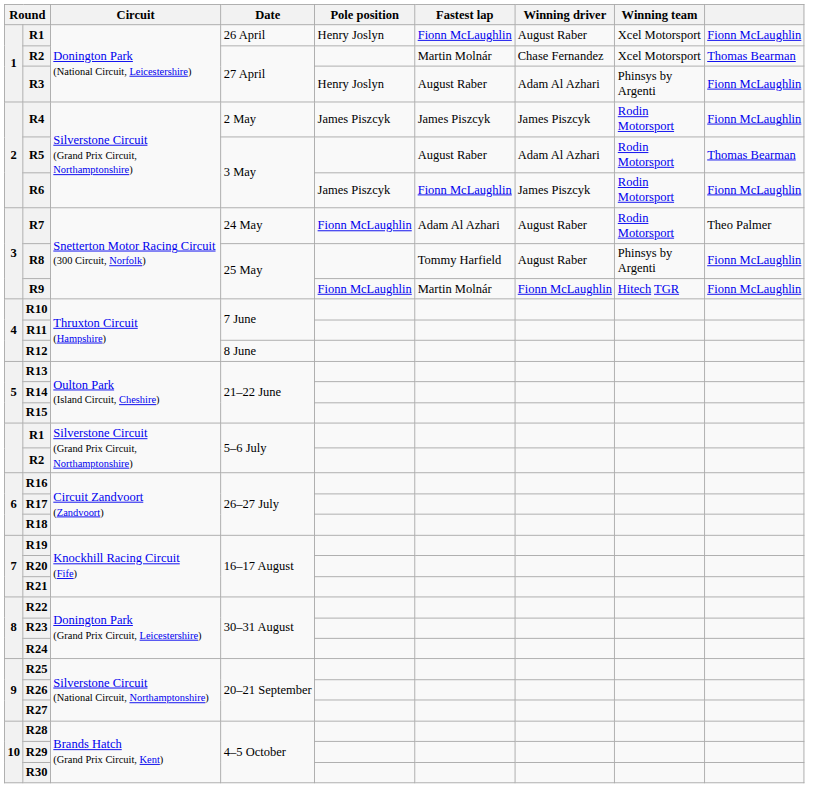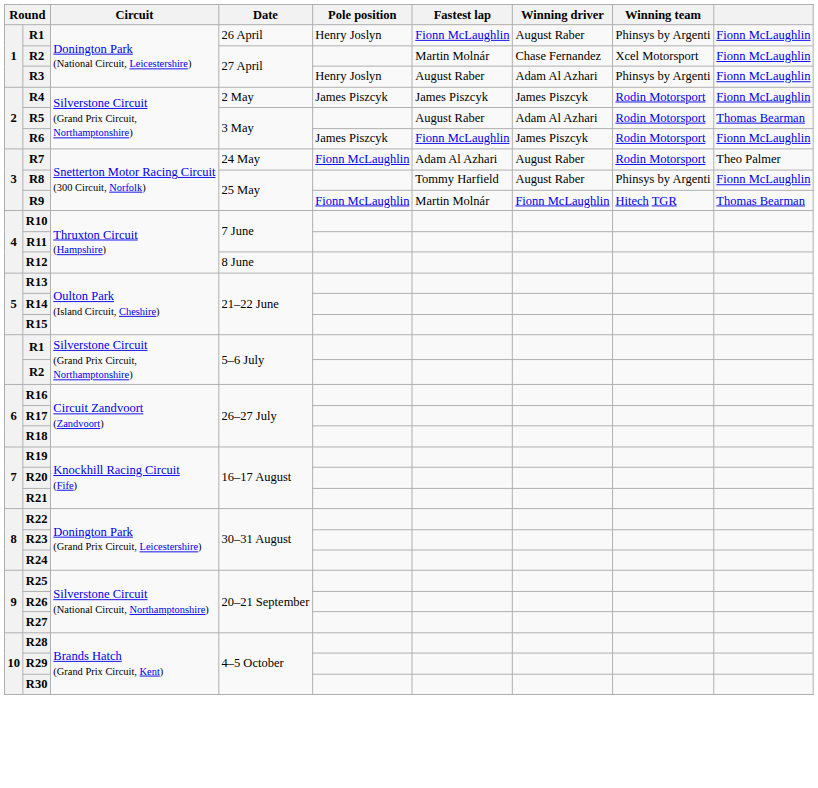(659, 35) Xcel Motorsport -> (663, 35) Phinsys by Argenti
(751, 55) Thomas Bearman -> (763, 55) Fionn McLaughlin
(754, 288) Fionn McLaughlin -> (761, 200) Thomas Bearman
